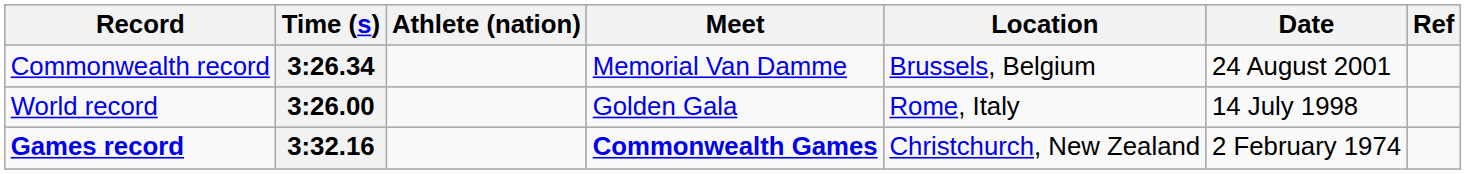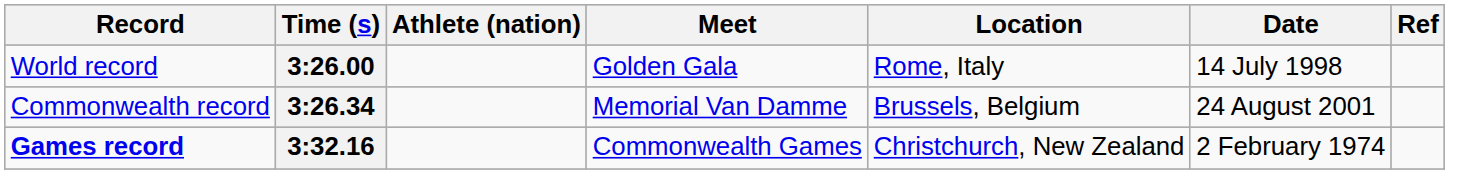rows swapped: (331, 106) <-> (331, 65)
(735, 147) bold -> (727, 147) normal
